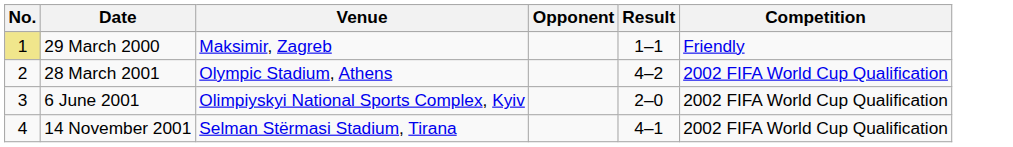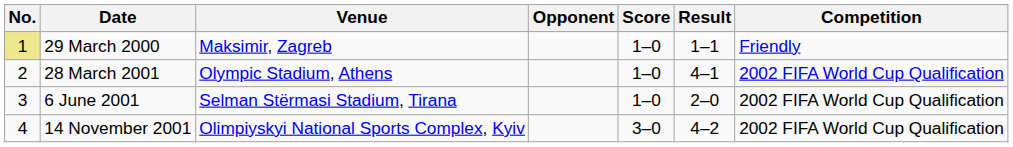+ column: (646, 18)
(649, 73) 4–2 -> (705, 73) 4–1
(362, 100) Olimpiyskyi National Sports Complex, Kyiv -> (328, 100) Selman Stërmasi Stadium, Tirana
(328, 127) Selman Stërmasi Stadium, Tirana -> (362, 127) Olimpiyskyi National Sports Complex, Kyiv
(649, 127) 4–1 -> (705, 127) 4–2
